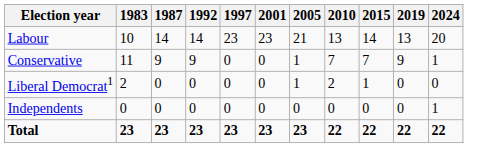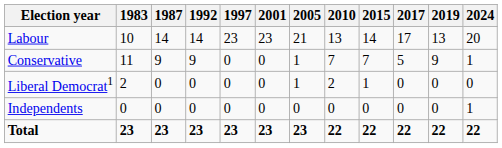+ column: (411, 15)
